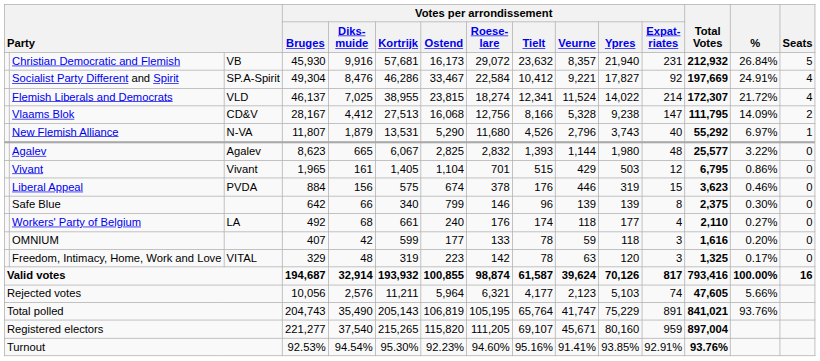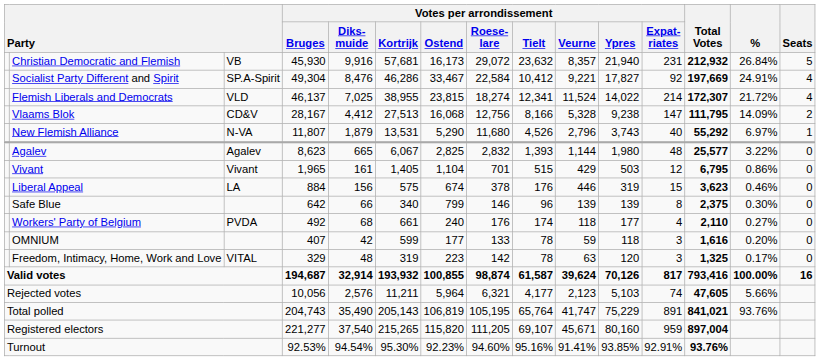(242, 187) PVDA -> (233, 187) LA
(233, 222) LA -> (242, 222) PVDA
